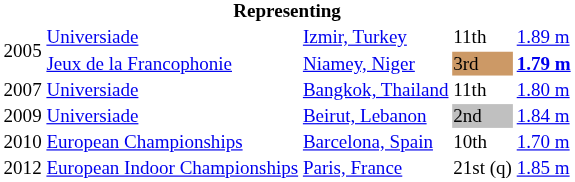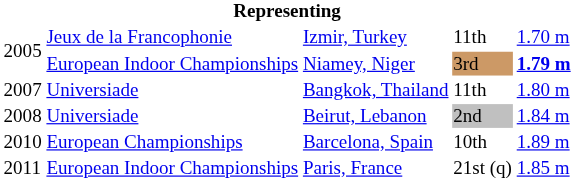(92, 37) Universiade -> (139, 37) Jeux de la Francophonie
(543, 37) 1.89 m -> (543, 37) 1.70 m
(139, 63) Jeux de la Francophonie -> (172, 63) European Indoor Championships
(23, 115) 2009 -> (23, 115) 2008
(543, 142) 1.70 m -> (543, 142) 1.89 m
(23, 168) 2012 -> (22, 168) 2011
